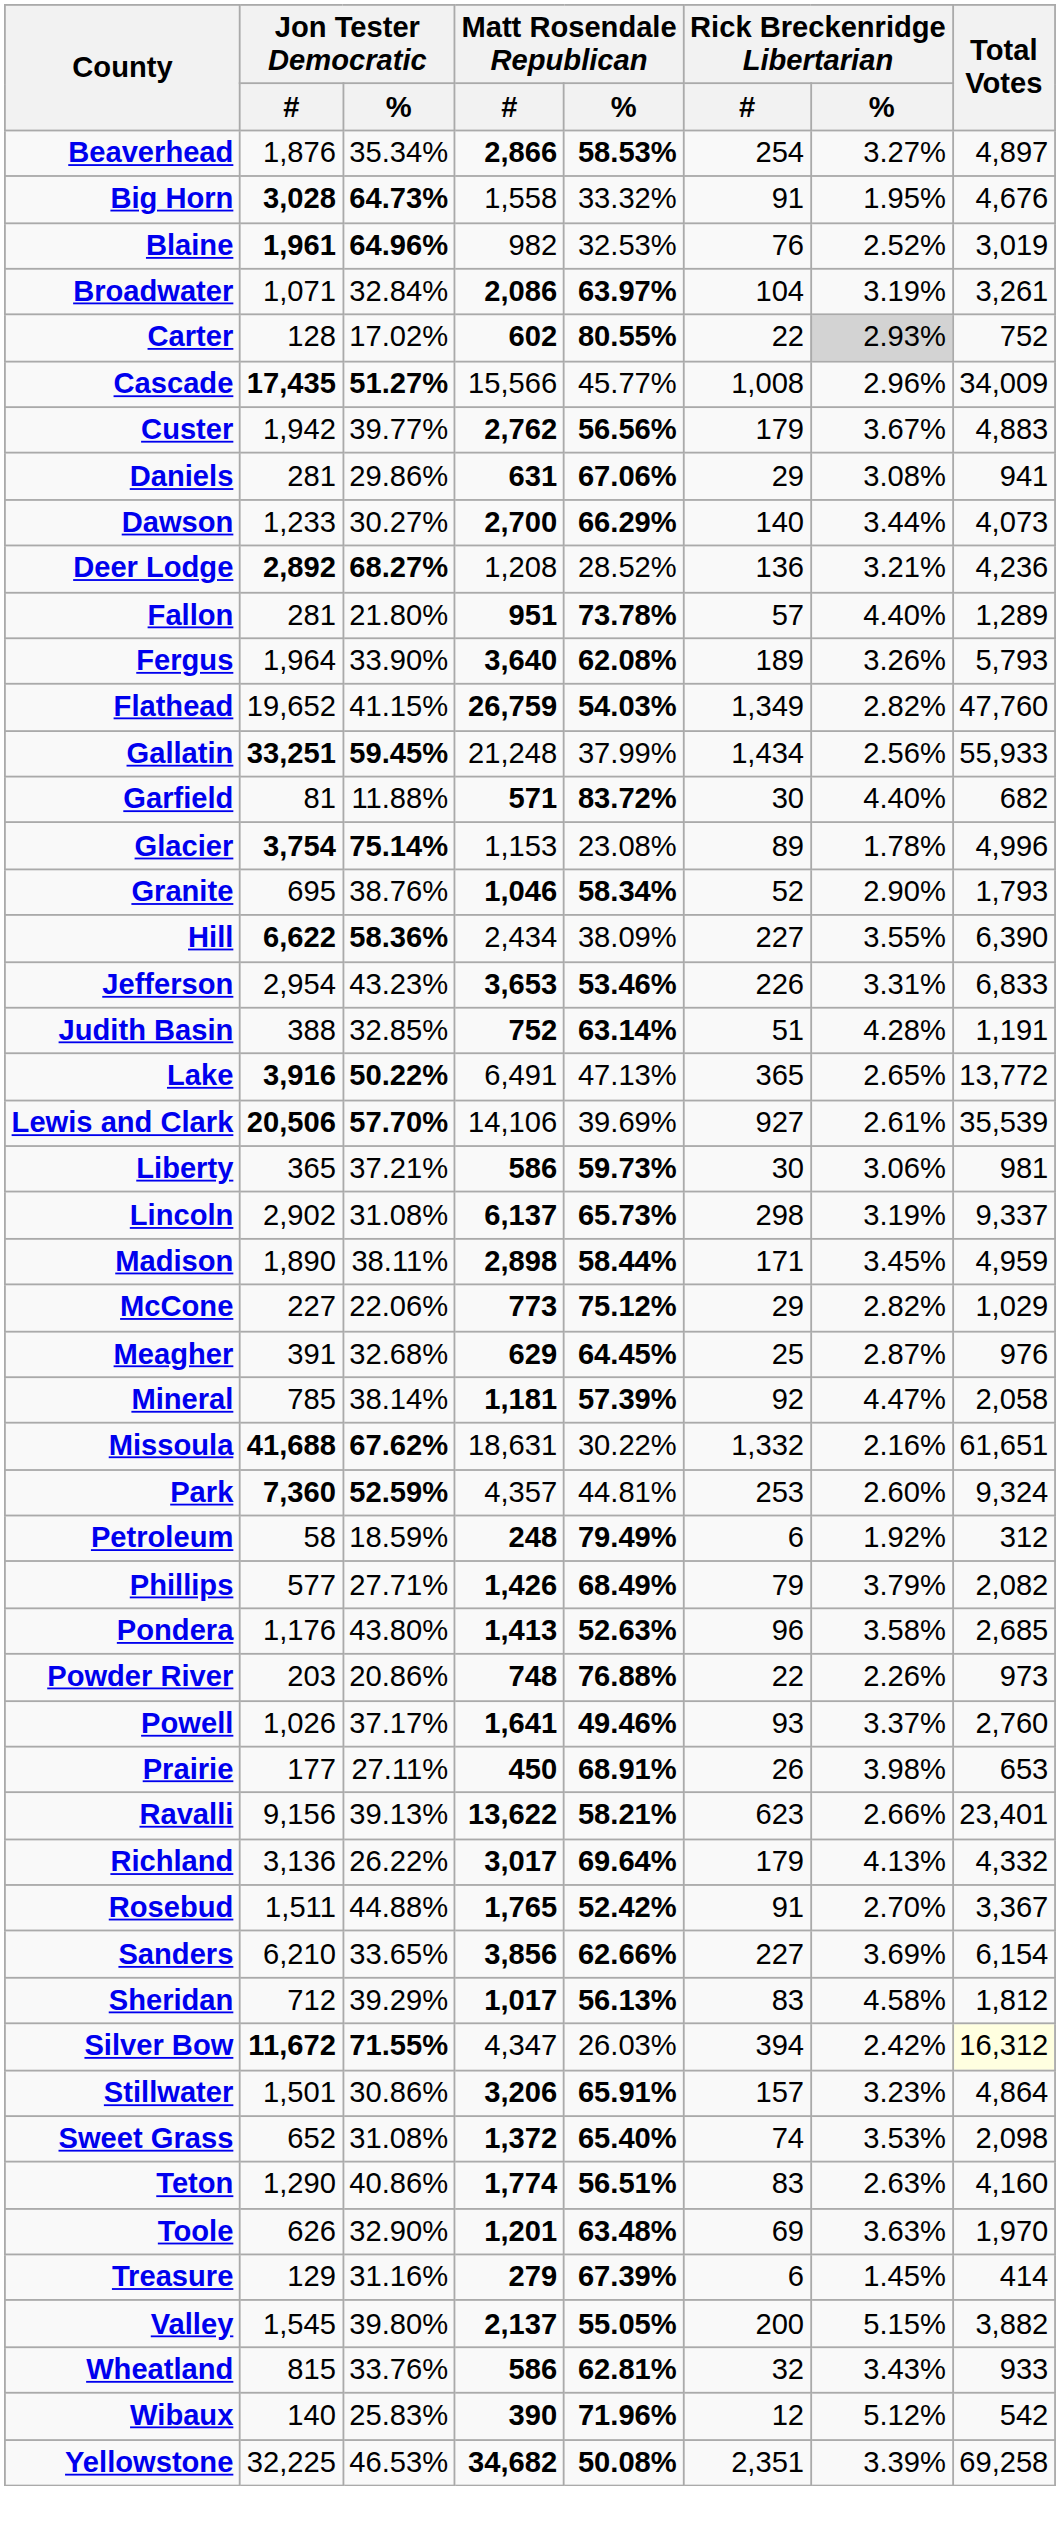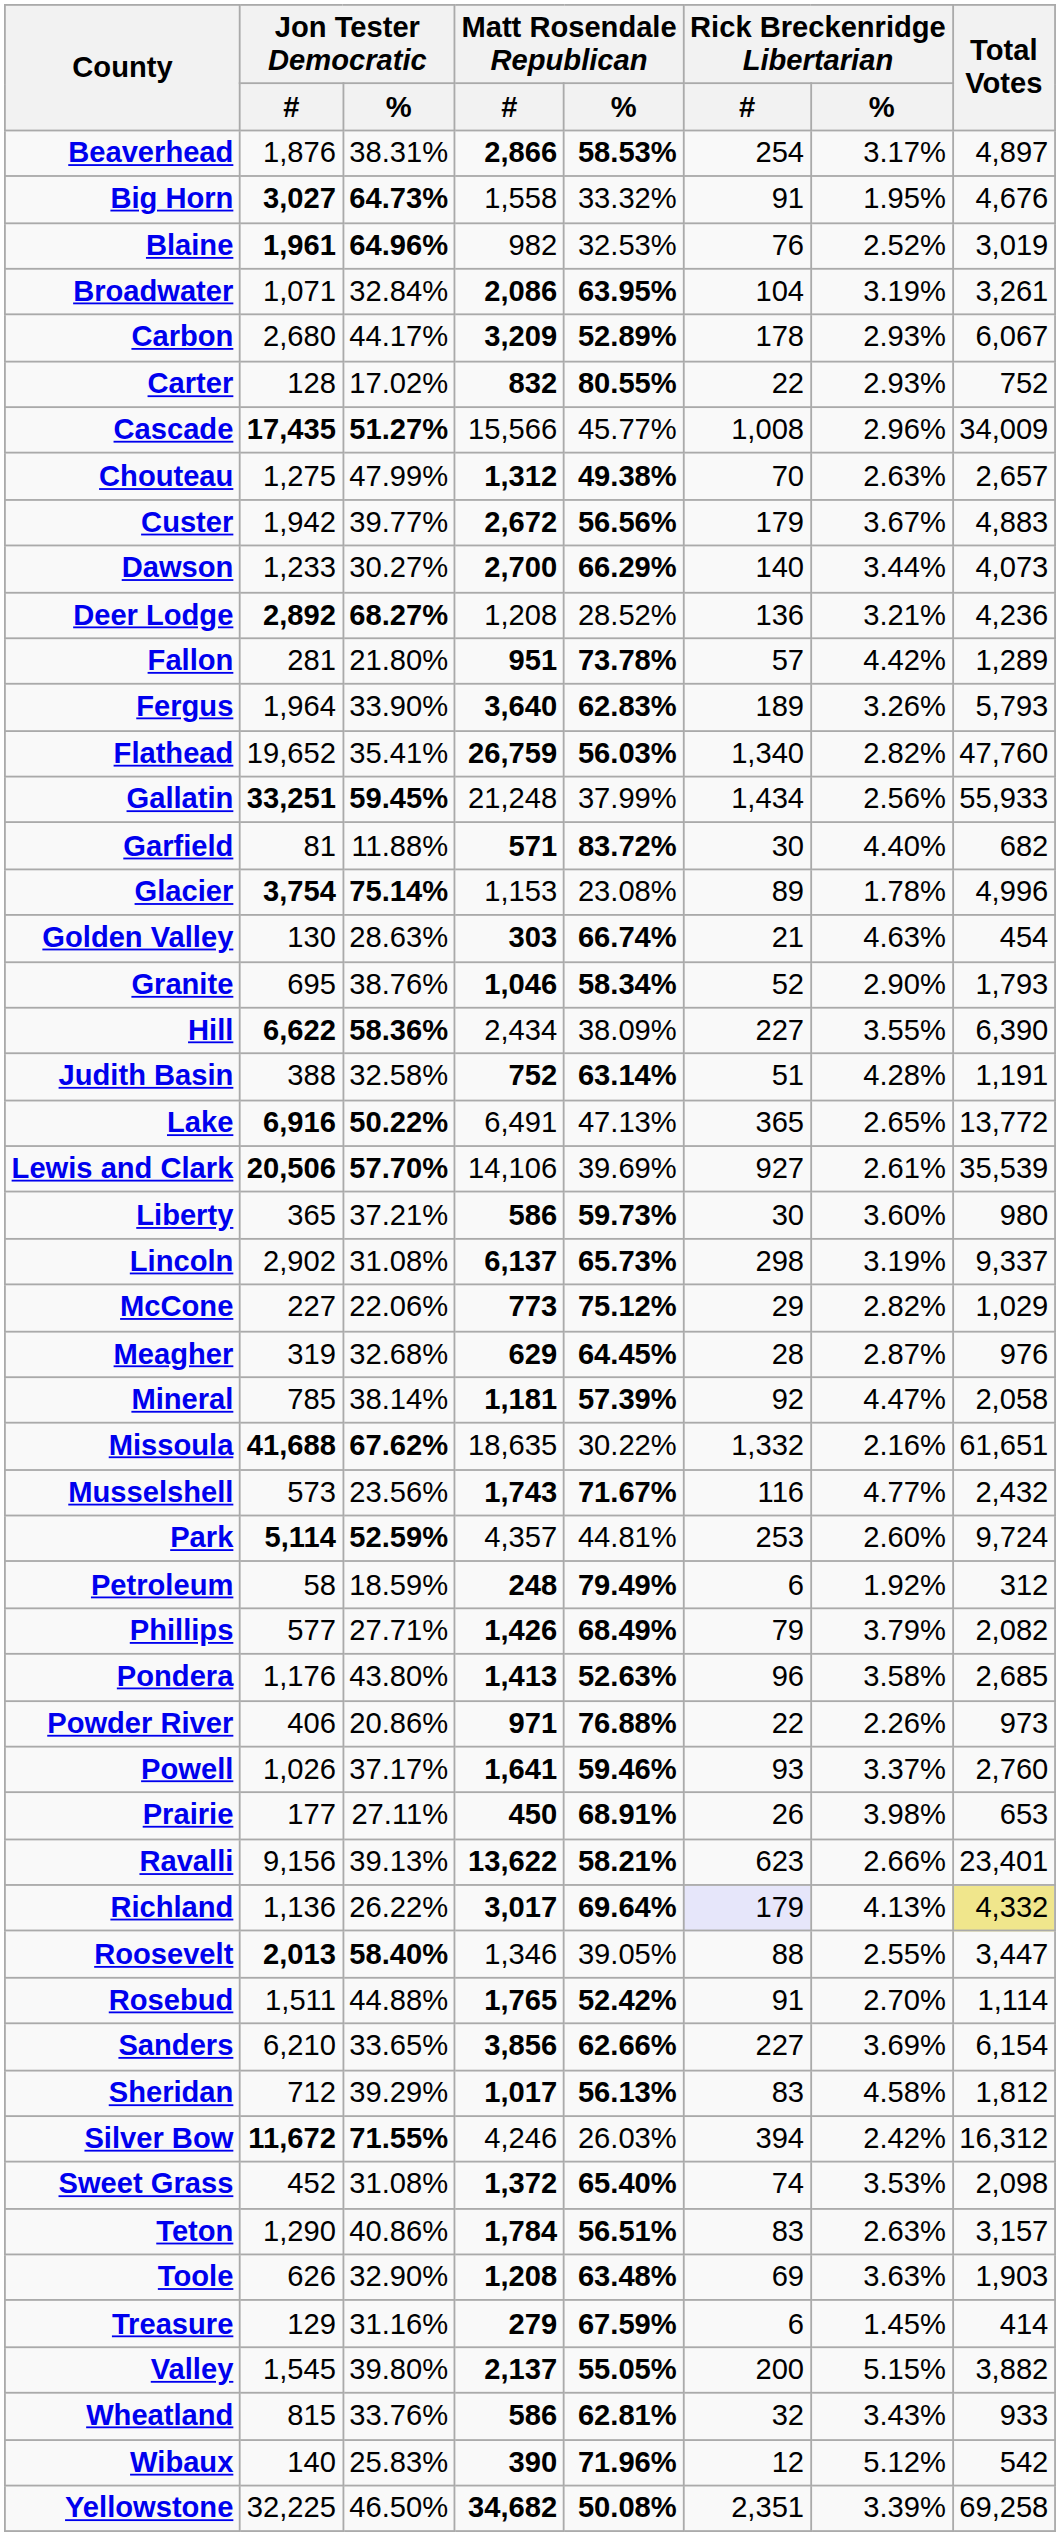(399, 152) 35.34% -> (399, 152) 38.31%
(905, 152) 3.27% -> (905, 152) 3.17%
(299, 198) 3,028 -> (299, 198) 3,027
(627, 291) 63.97% -> (627, 291) 63.95%
+ row: (182, 337)
(533, 337) 602 -> (533, 383) 832
(905, 337) lightgrey background -> (905, 383) no background
+ row: (166, 475)
(521, 429) 2,762 -> (521, 522) 2,672
- row: (182, 475)
(905, 614) 4.40% -> (905, 660) 4.42%
(627, 660) 62.08% -> (627, 706) 62.83%
(399, 706) 41.15% -> (399, 753) 35.41%
(627, 706) 54.03% -> (627, 753) 56.03%
(768, 706) 1,349 -> (768, 753) 1,340
+ row: (138, 937)
- row: (168, 984)
(399, 1030) 32.85% -> (399, 1076) 32.58%
(299, 1076) 3,916 -> (299, 1122) 6,916
(905, 1168) 3.06% -> (905, 1214) 3.60%
(1024, 1168) 981 -> (1024, 1214) 980
- row: (174, 1261)
(312, 1353) 391 -> (312, 1353) 319
(788, 1353) 25 -> (788, 1353) 28
(513, 1445) 18,631 -> (513, 1445) 18,635
+ row: (151, 1492)
(299, 1492) 7,360 -> (300, 1538) 5,114
(1012, 1492) 9,324 -> (1012, 1538) 9,724
(312, 1676) 203 -> (312, 1722) 406
(533, 1676) 748 -> (533, 1722) 971
(627, 1722) 49.46% -> (627, 1769) 59.46%
(299, 1861) 3,136 -> (299, 1907) 1,136
(780, 1861) no background -> (780, 1907) lavender background
(1012, 1861) no background -> (1012, 1907) khaki background
+ row: (164, 1953)
(1012, 1907) 3,367 -> (1013, 2000) 1,114
(521, 2046) 4,347 -> (521, 2138) 4,246
(1004, 2046) lightyellow background -> (1004, 2138) no background
- row: (169, 2092)
(312, 2138) 652 -> (312, 2184) 452
(521, 2184) 1,774 -> (521, 2230) 1,784
(1012, 2184) 4,160 -> (1012, 2230) 3,157
(521, 2230) 1,201 -> (521, 2277) 1,208
(1012, 2230) 1,970 -> (1012, 2277) 1,903
(627, 2277) 67.39% -> (627, 2323) 67.59%
(399, 2461) 46.53% -> (399, 2508) 46.50%
